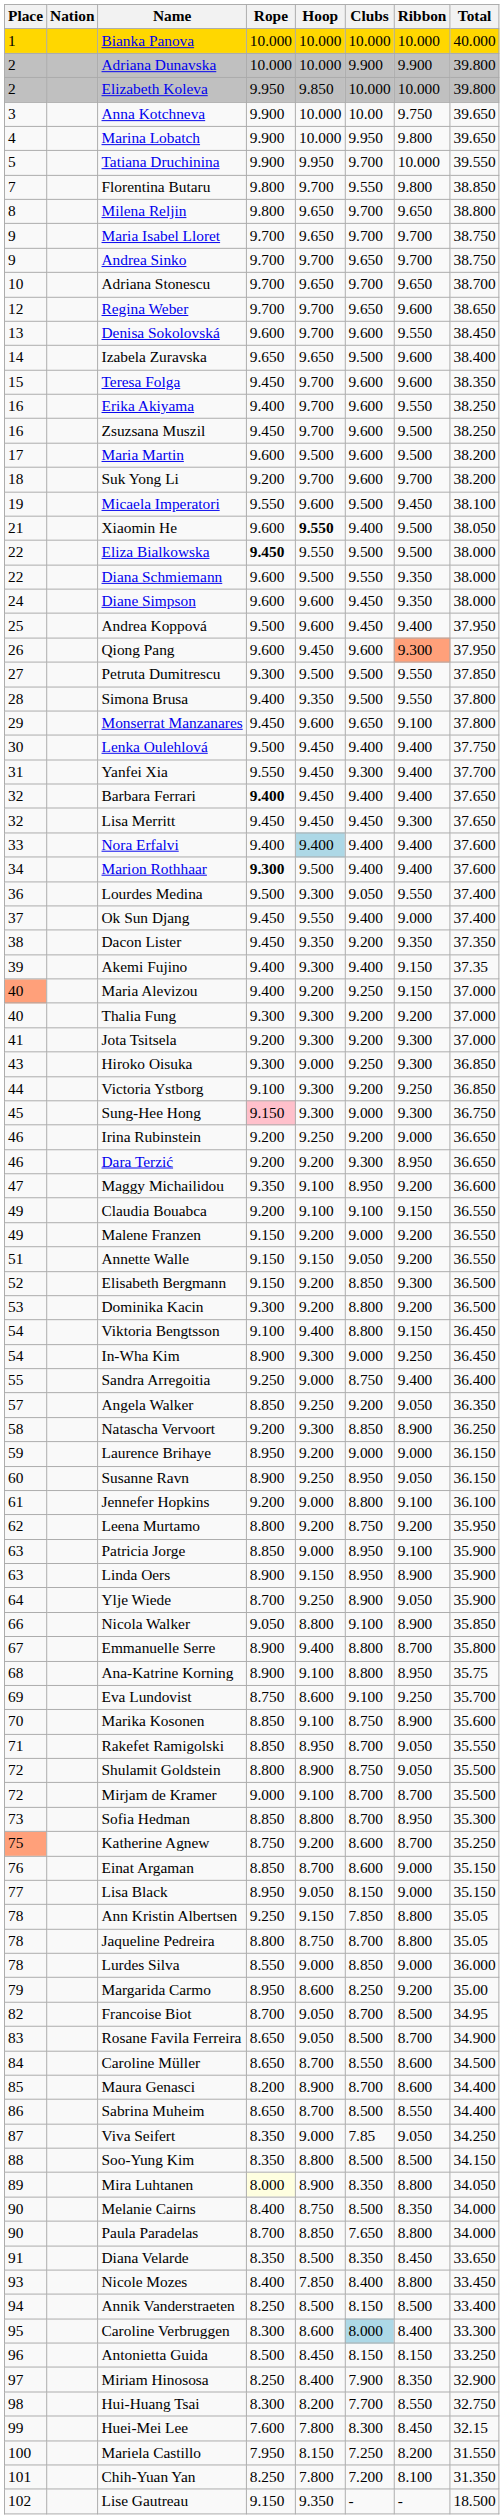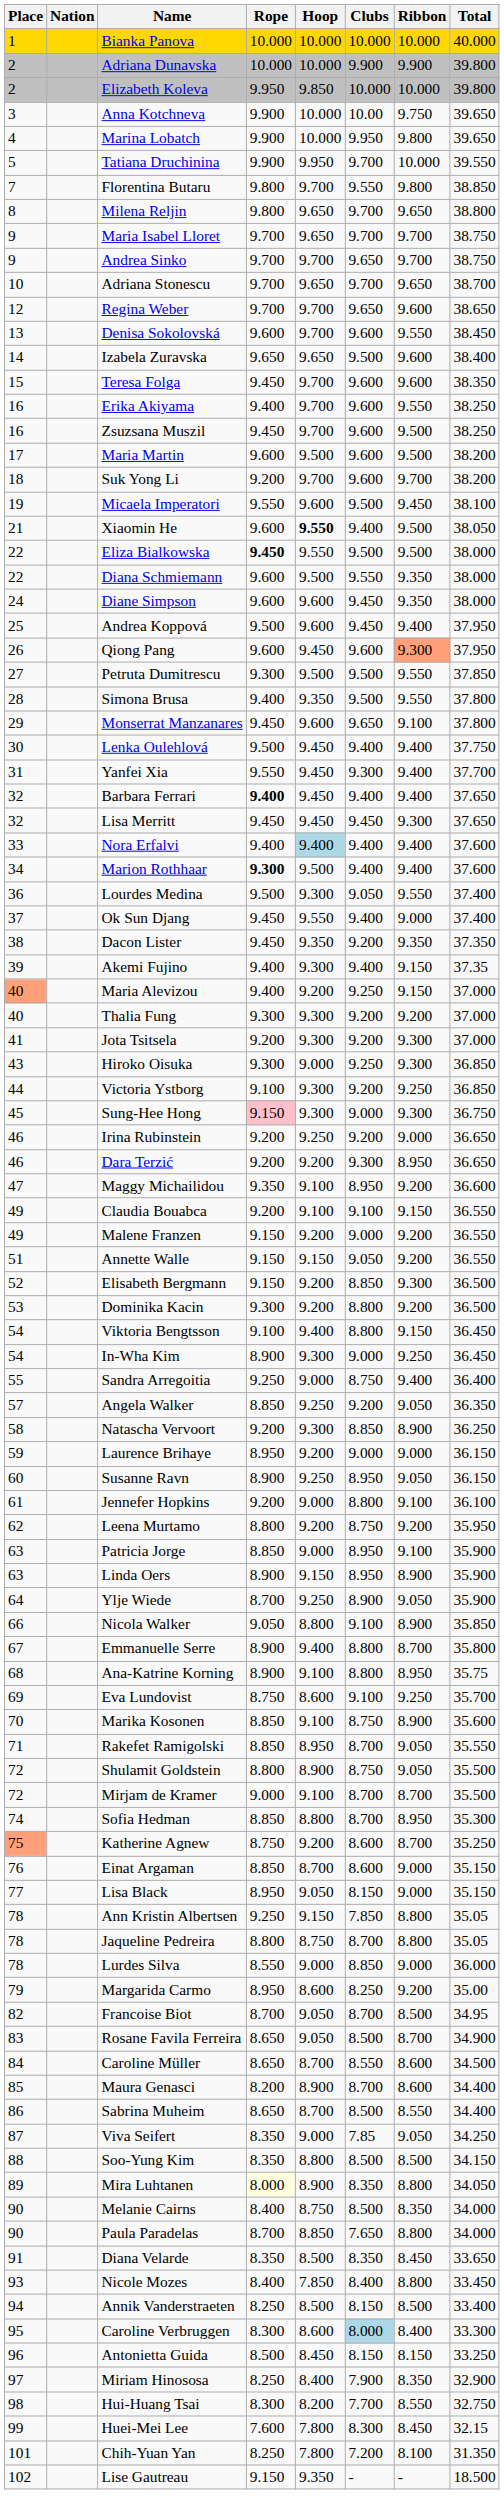(16, 1819) 73 -> (16, 1819) 74
- row: (151, 2452)
